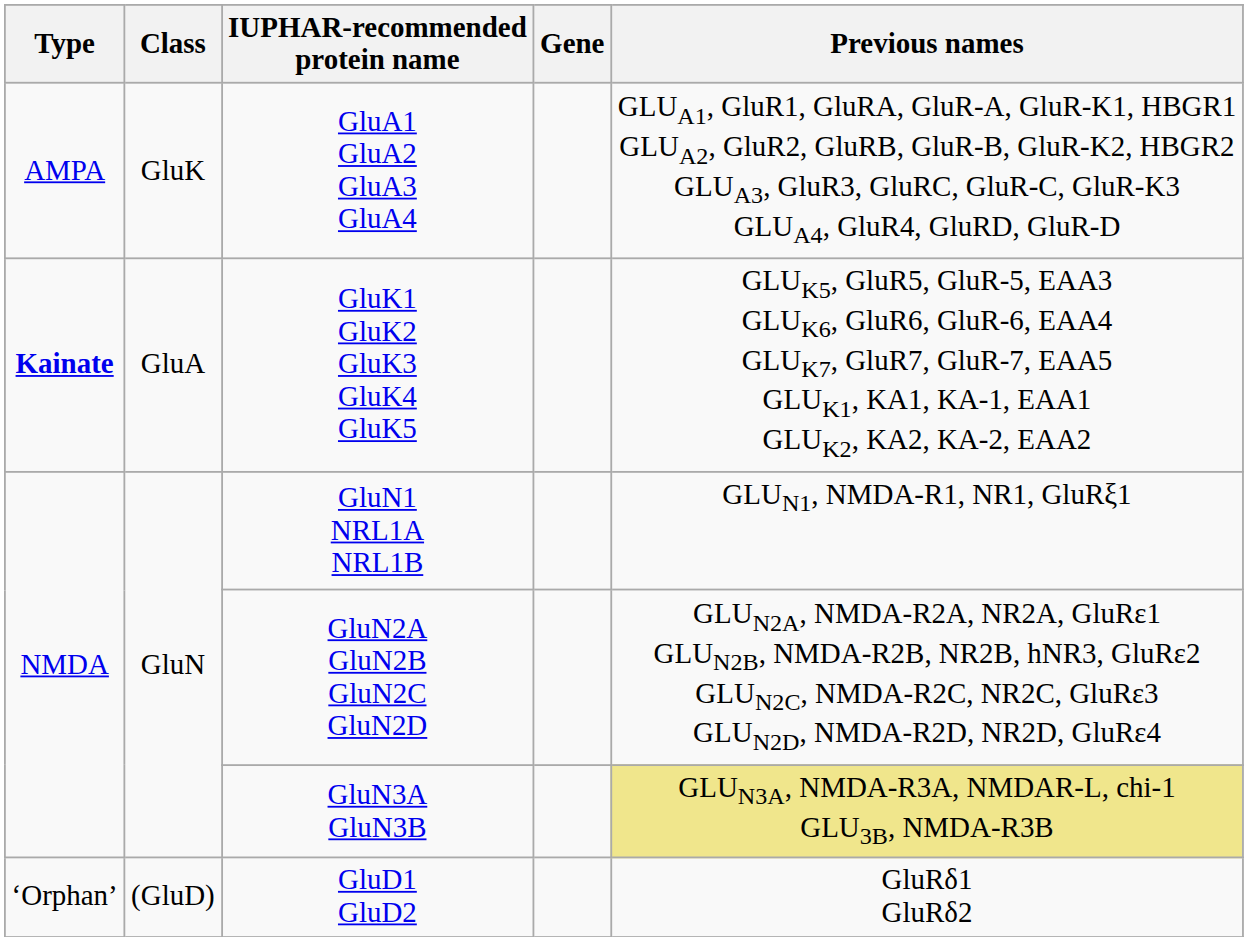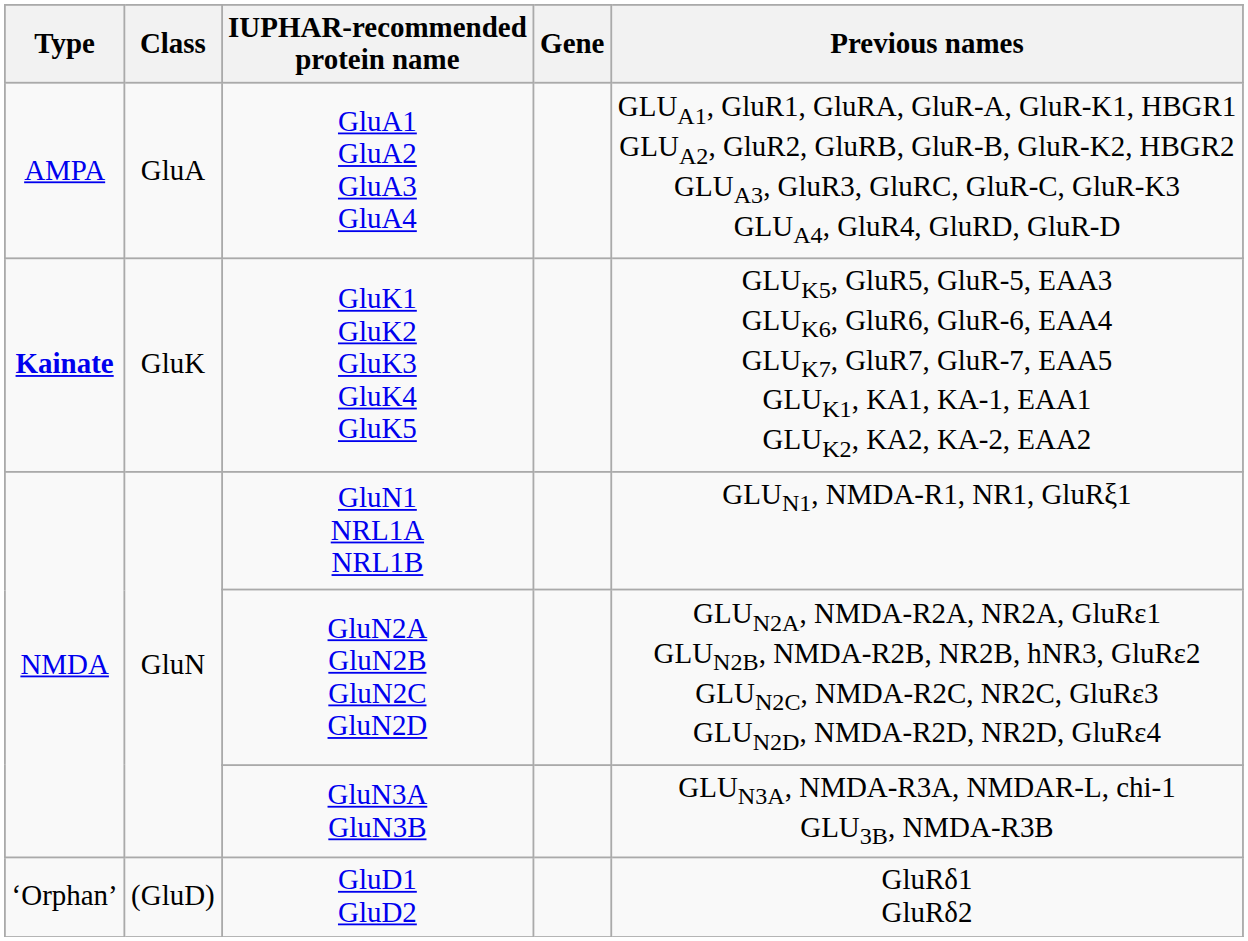(173, 170) GluK -> (173, 170) GluA
(173, 364) GluA -> (173, 364) GluK
(927, 810) khaki background -> (927, 810) no background
